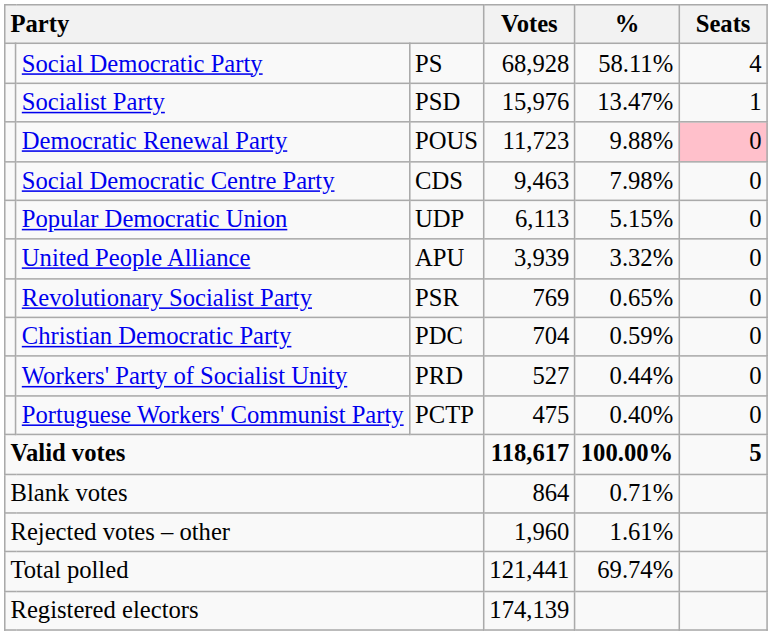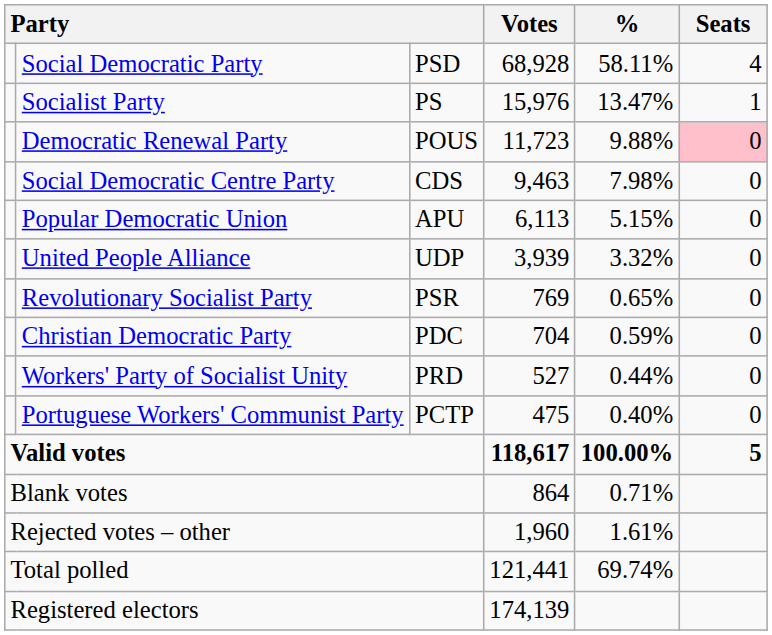(429, 63) PS -> (438, 63) PSD
(438, 102) PSD -> (429, 102) PS
(440, 219) UDP -> (440, 219) APU
(440, 258) APU -> (440, 258) UDP
